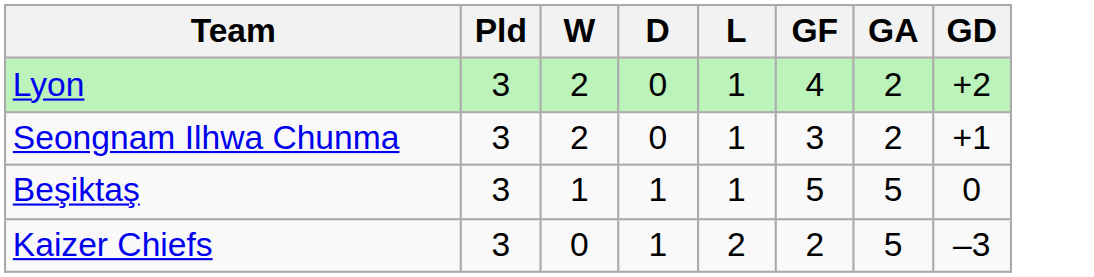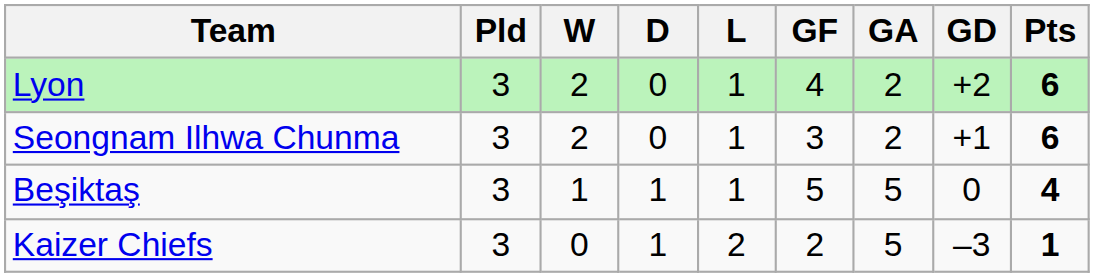+ column: (1050, 31)
